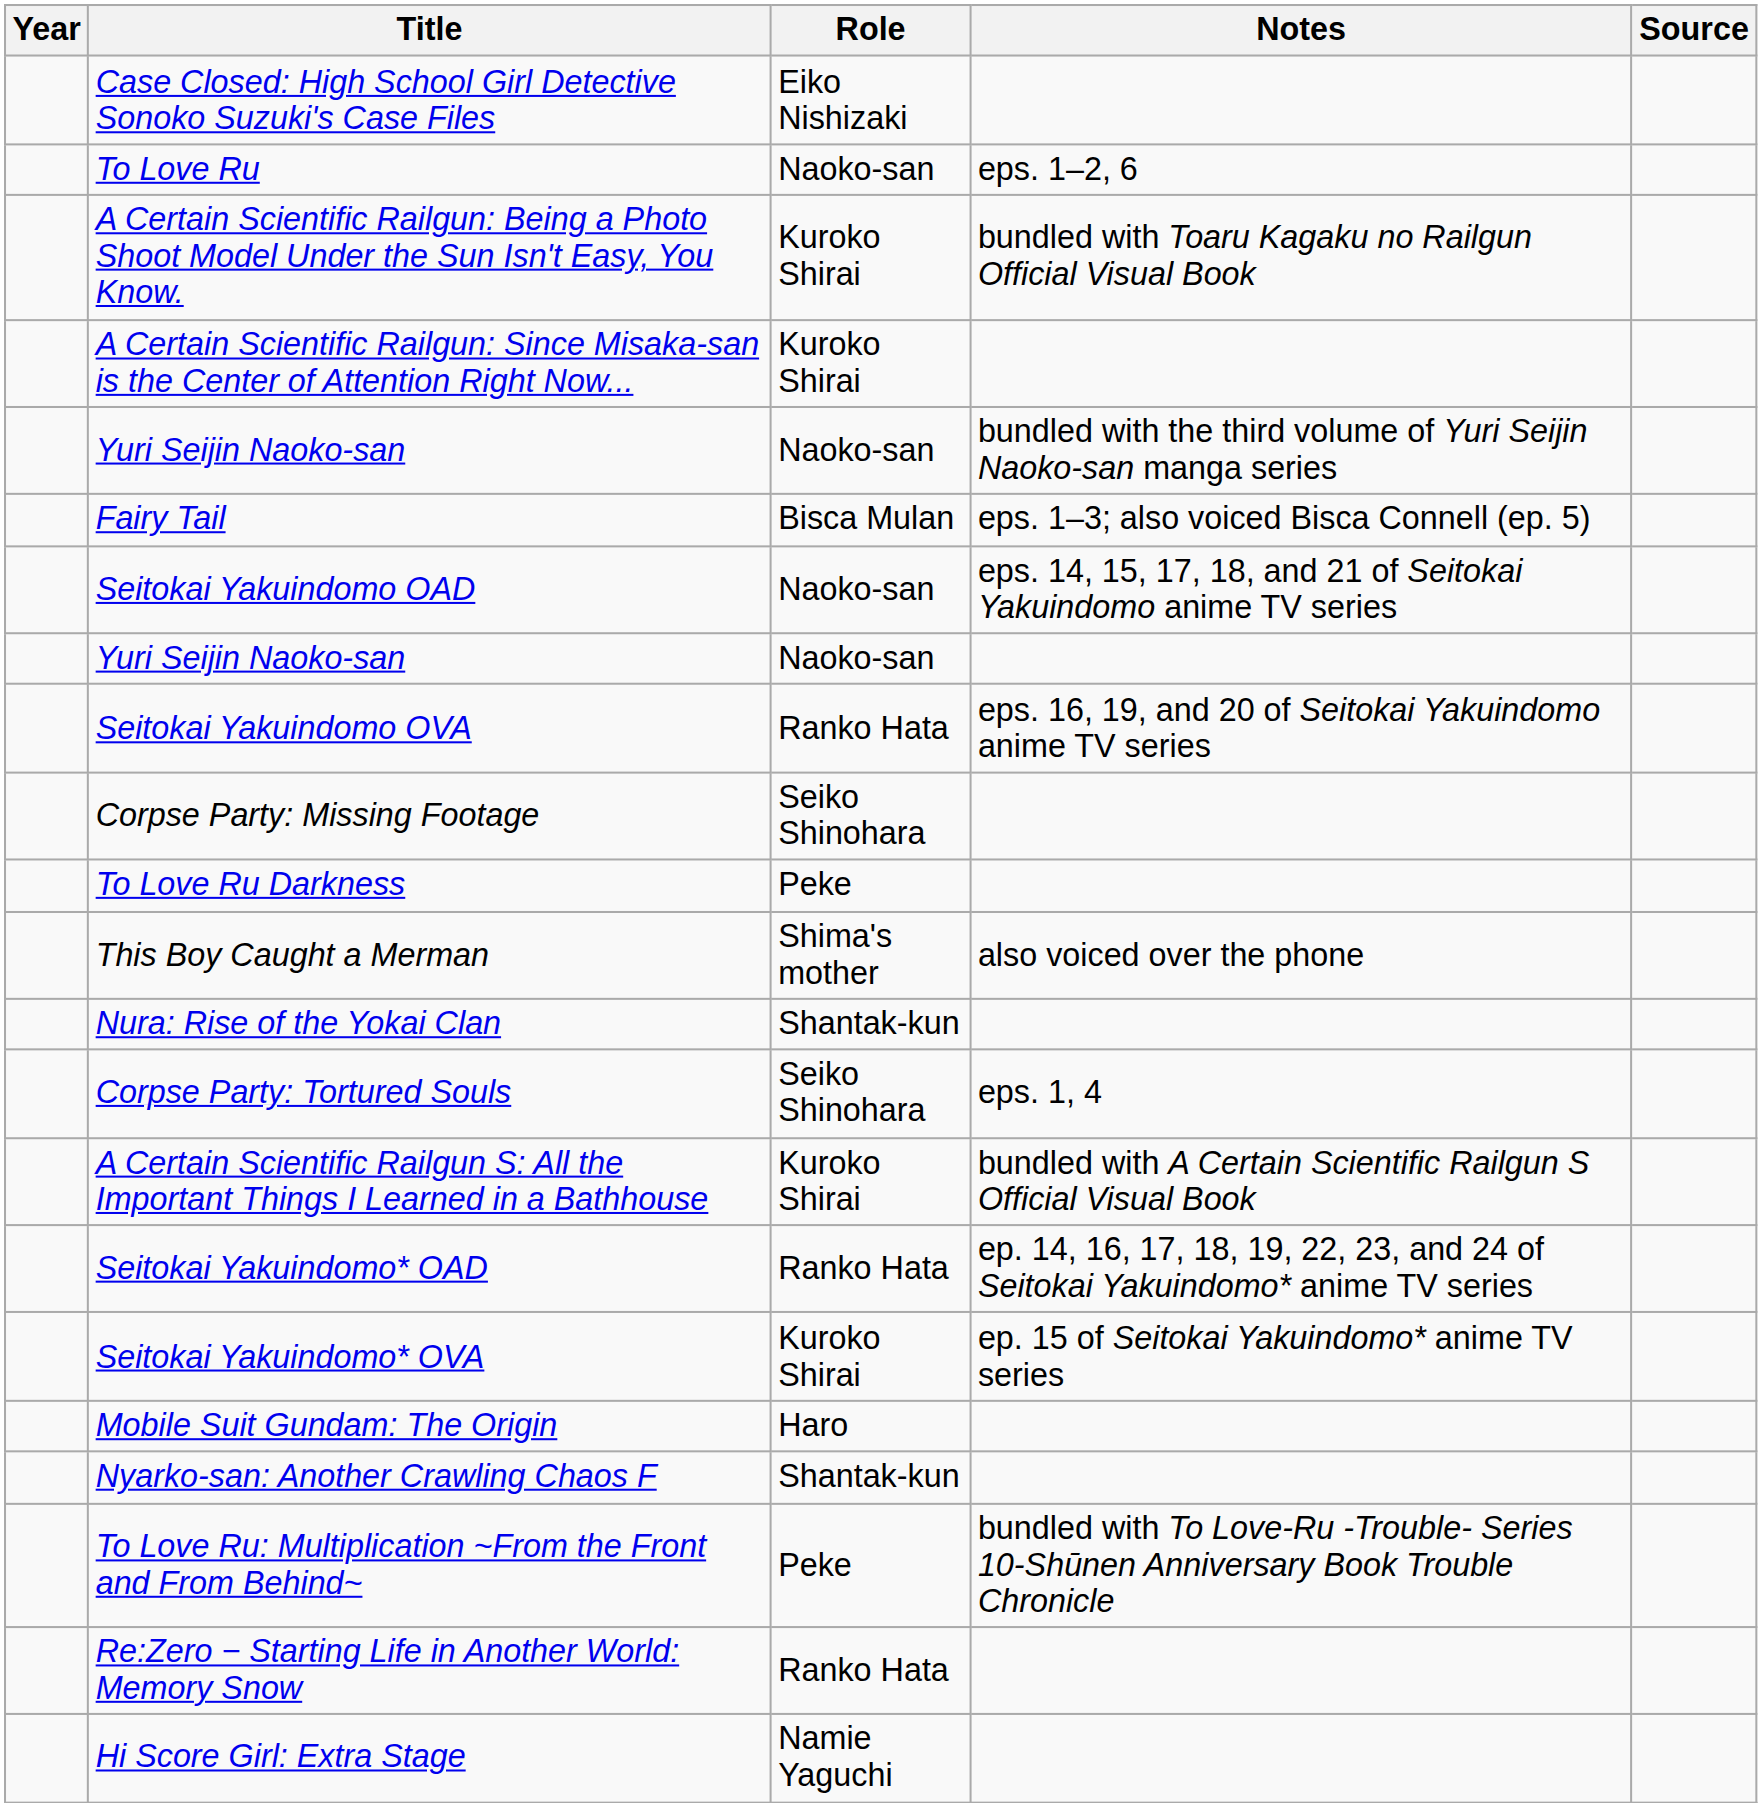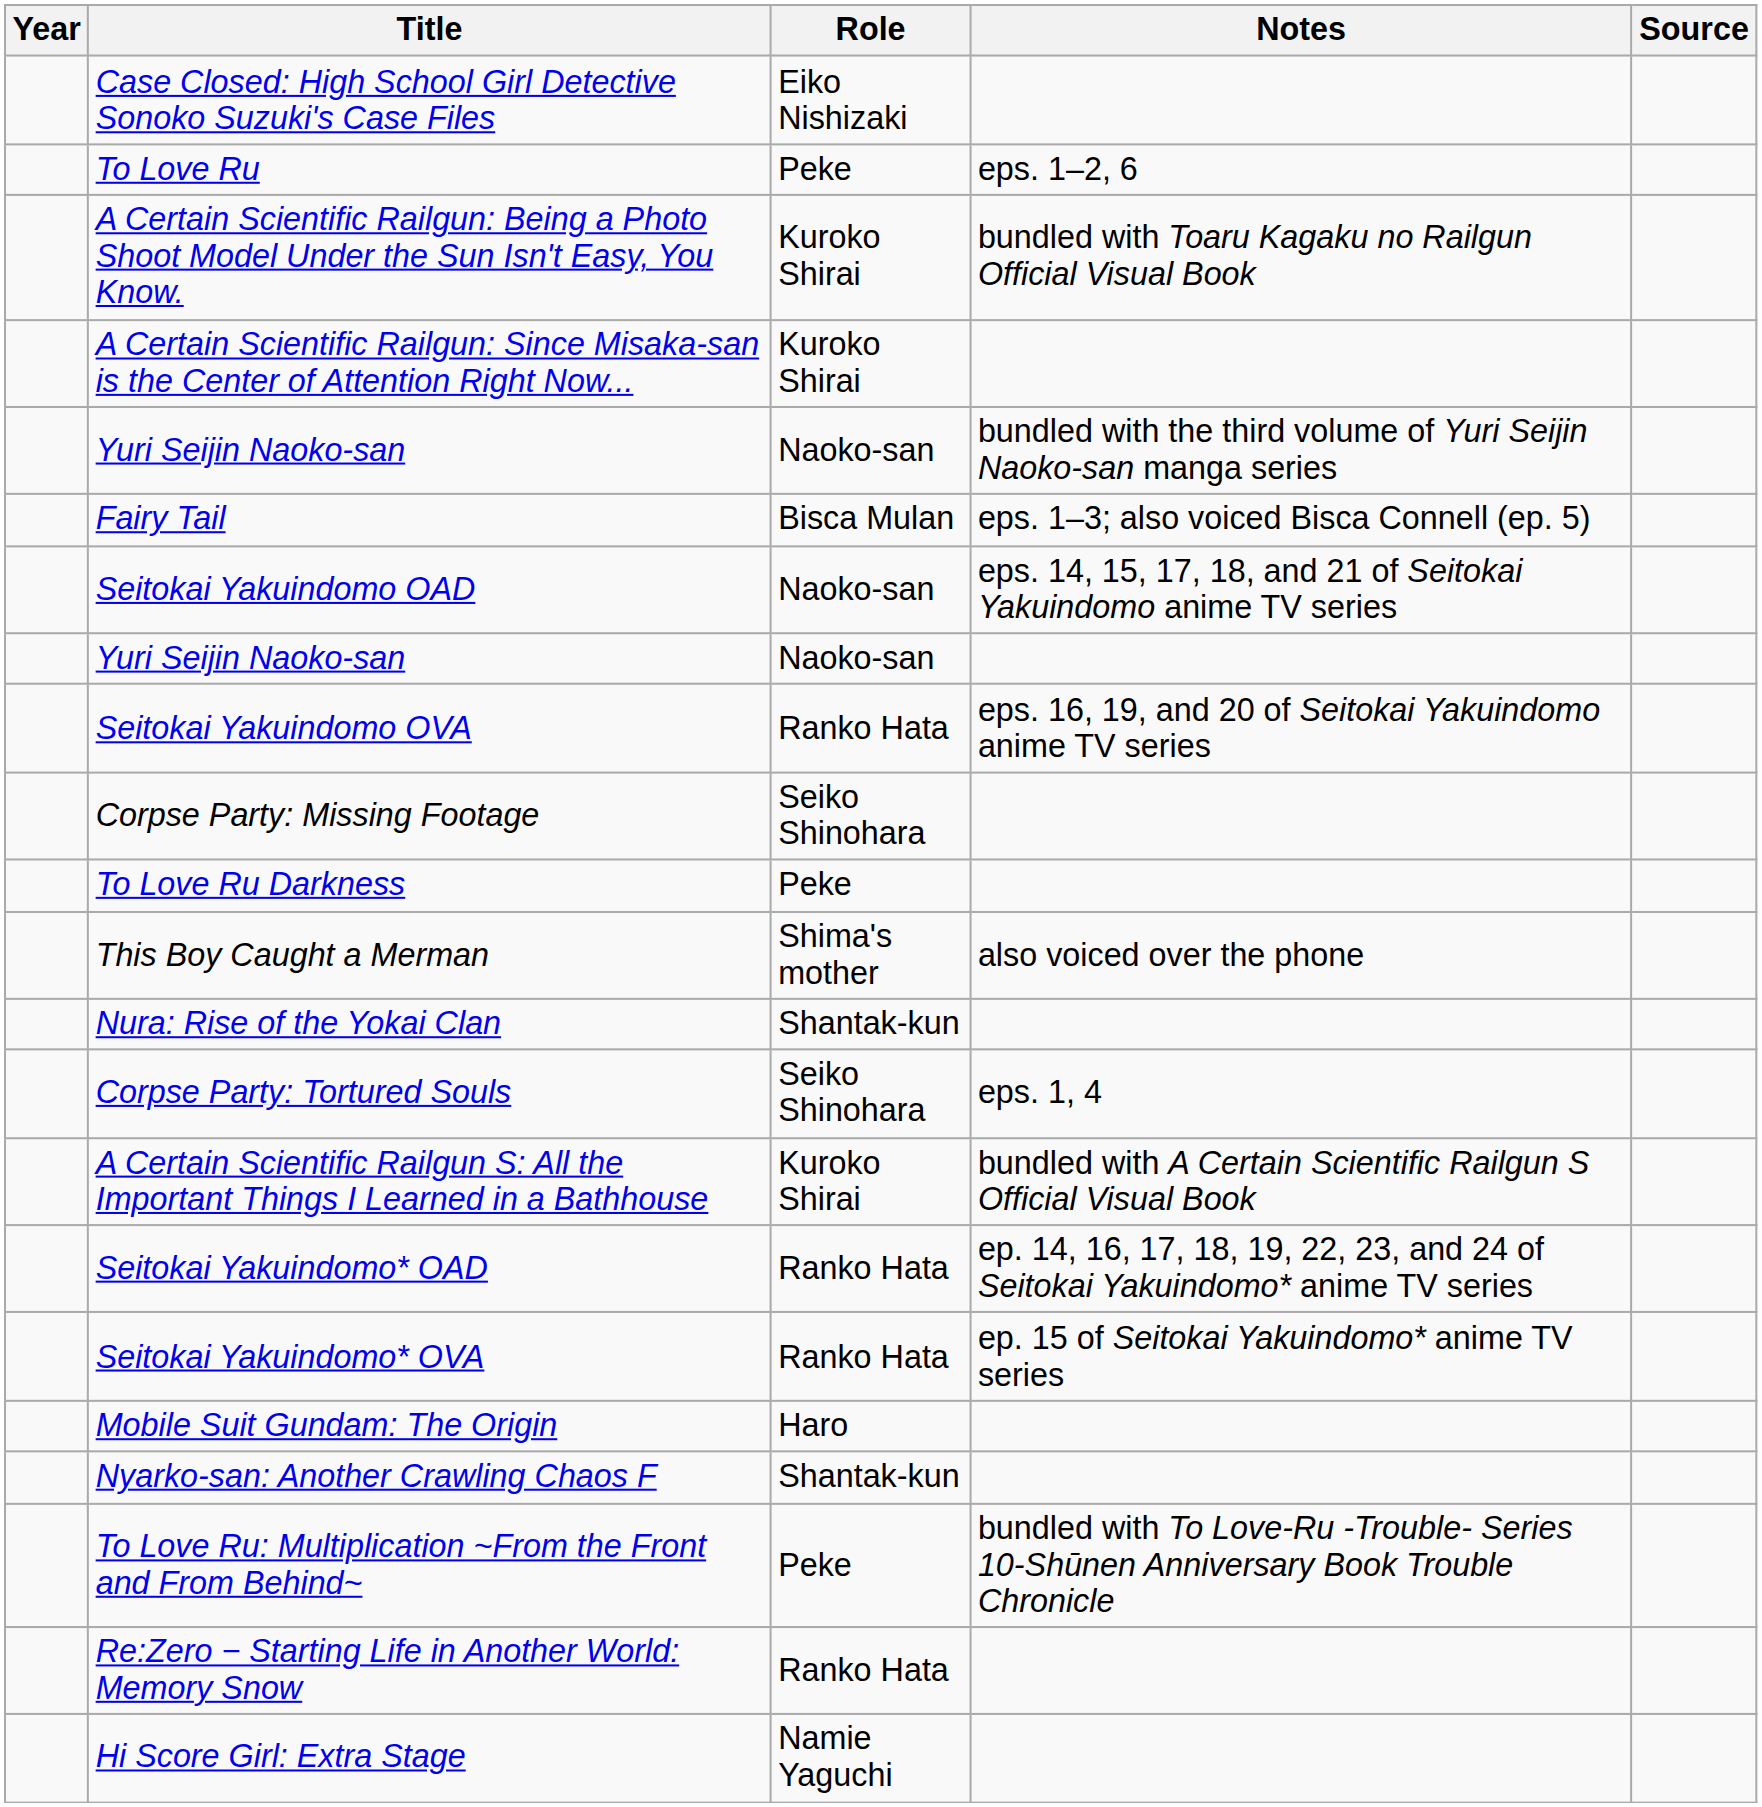(856, 169) Naoko-san -> (815, 169) Peke
(829, 1356) Kuroko Shirai -> (864, 1356) Ranko Hata
